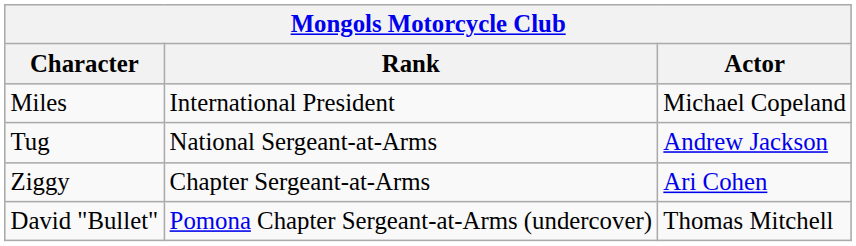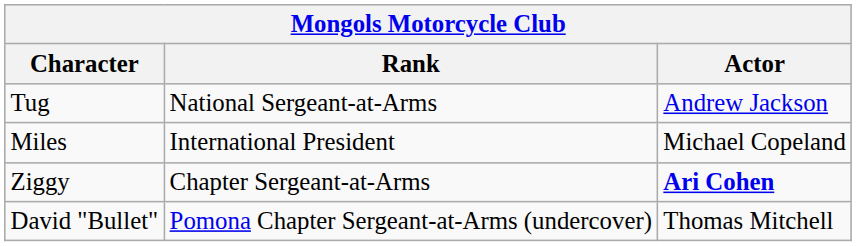rows swapped: (39, 102) <-> (30, 142)
(715, 181) normal -> (719, 181) bold
